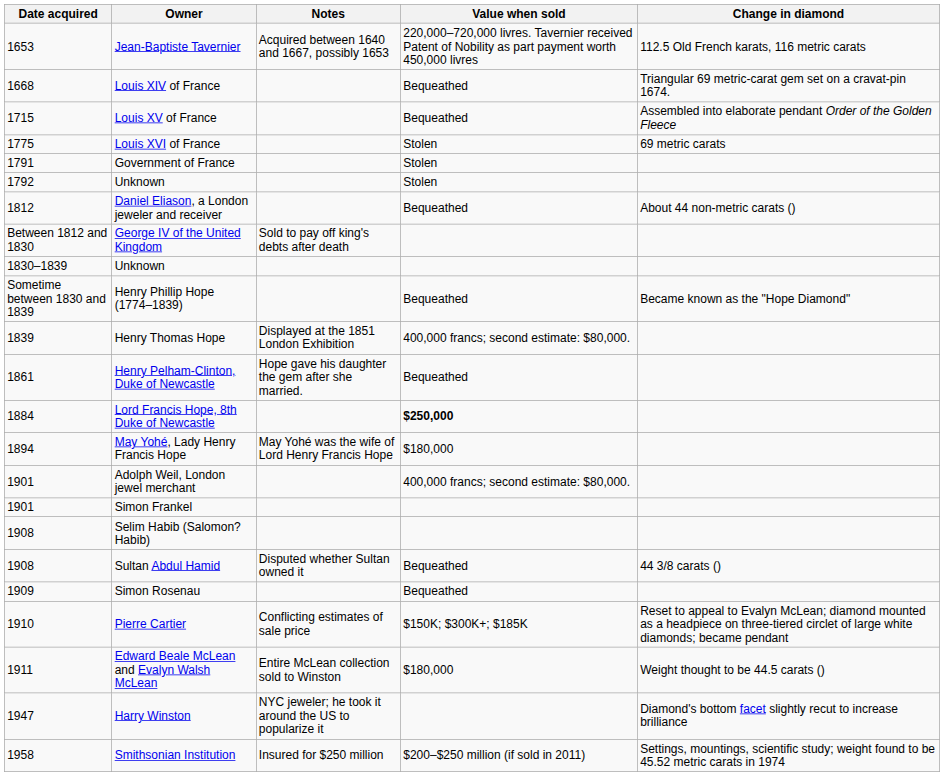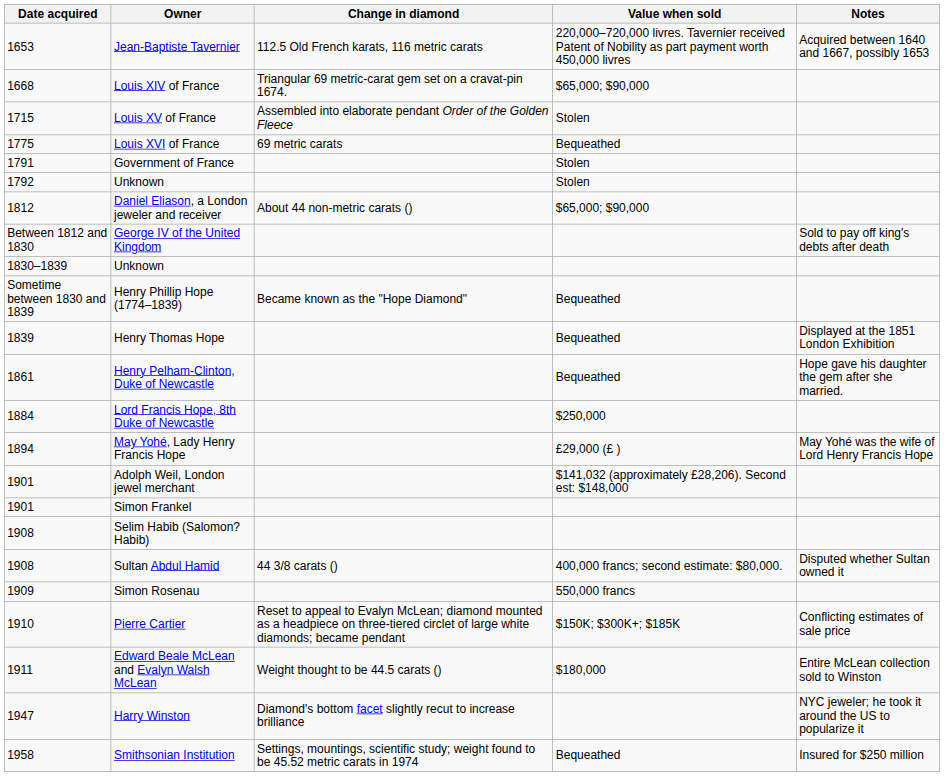columns swapped: (789, 14) <-> (328, 14)
(436, 85) Bequeathed -> (602, 85) $65,000; $90,000
(436, 118) Bequeathed -> (573, 118) Stolen
(420, 144) Stolen -> (588, 144) Bequeathed
(436, 207) Bequeathed -> (602, 207) $65,000; $90,000
(517, 338) 400,000 francs; second estimate: $80,000. -> (588, 338) Bequeathed
(428, 416) bold -> (581, 416) normal
(428, 449) $180,000 -> (588, 449) £29,000 (£ )
(517, 481) 400,000 francs; second estimate: $80,000. -> (671, 481) $141,032 (approximately £28,206). Second est: $148,000
(436, 565) Bequeathed -> (669, 565) 400,000 francs; second estimate: $80,000.
(436, 591) Bequeathed -> (595, 591) 550,000 francs
(494, 755) $200–$250 million (if sold in 2011) -> (588, 755) Bequeathed
